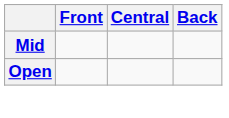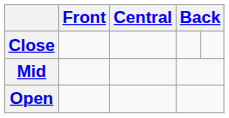+ row: (32, 44)
